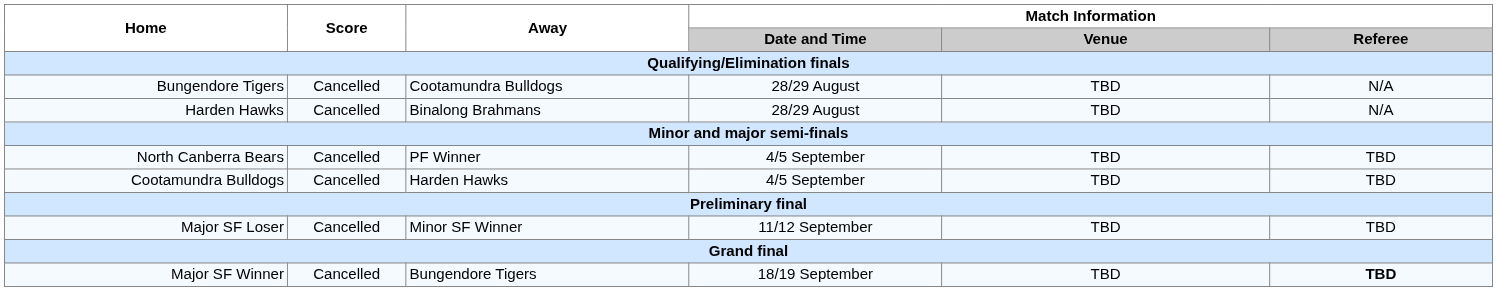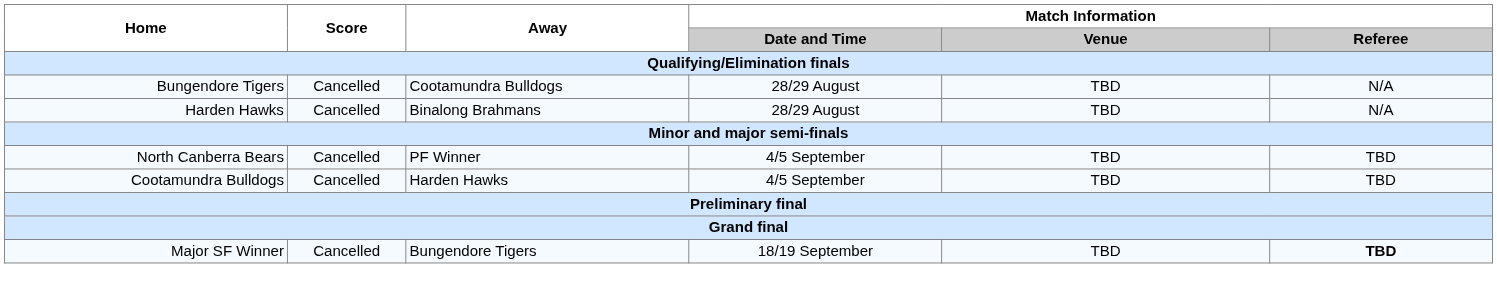- row: (232, 227)
